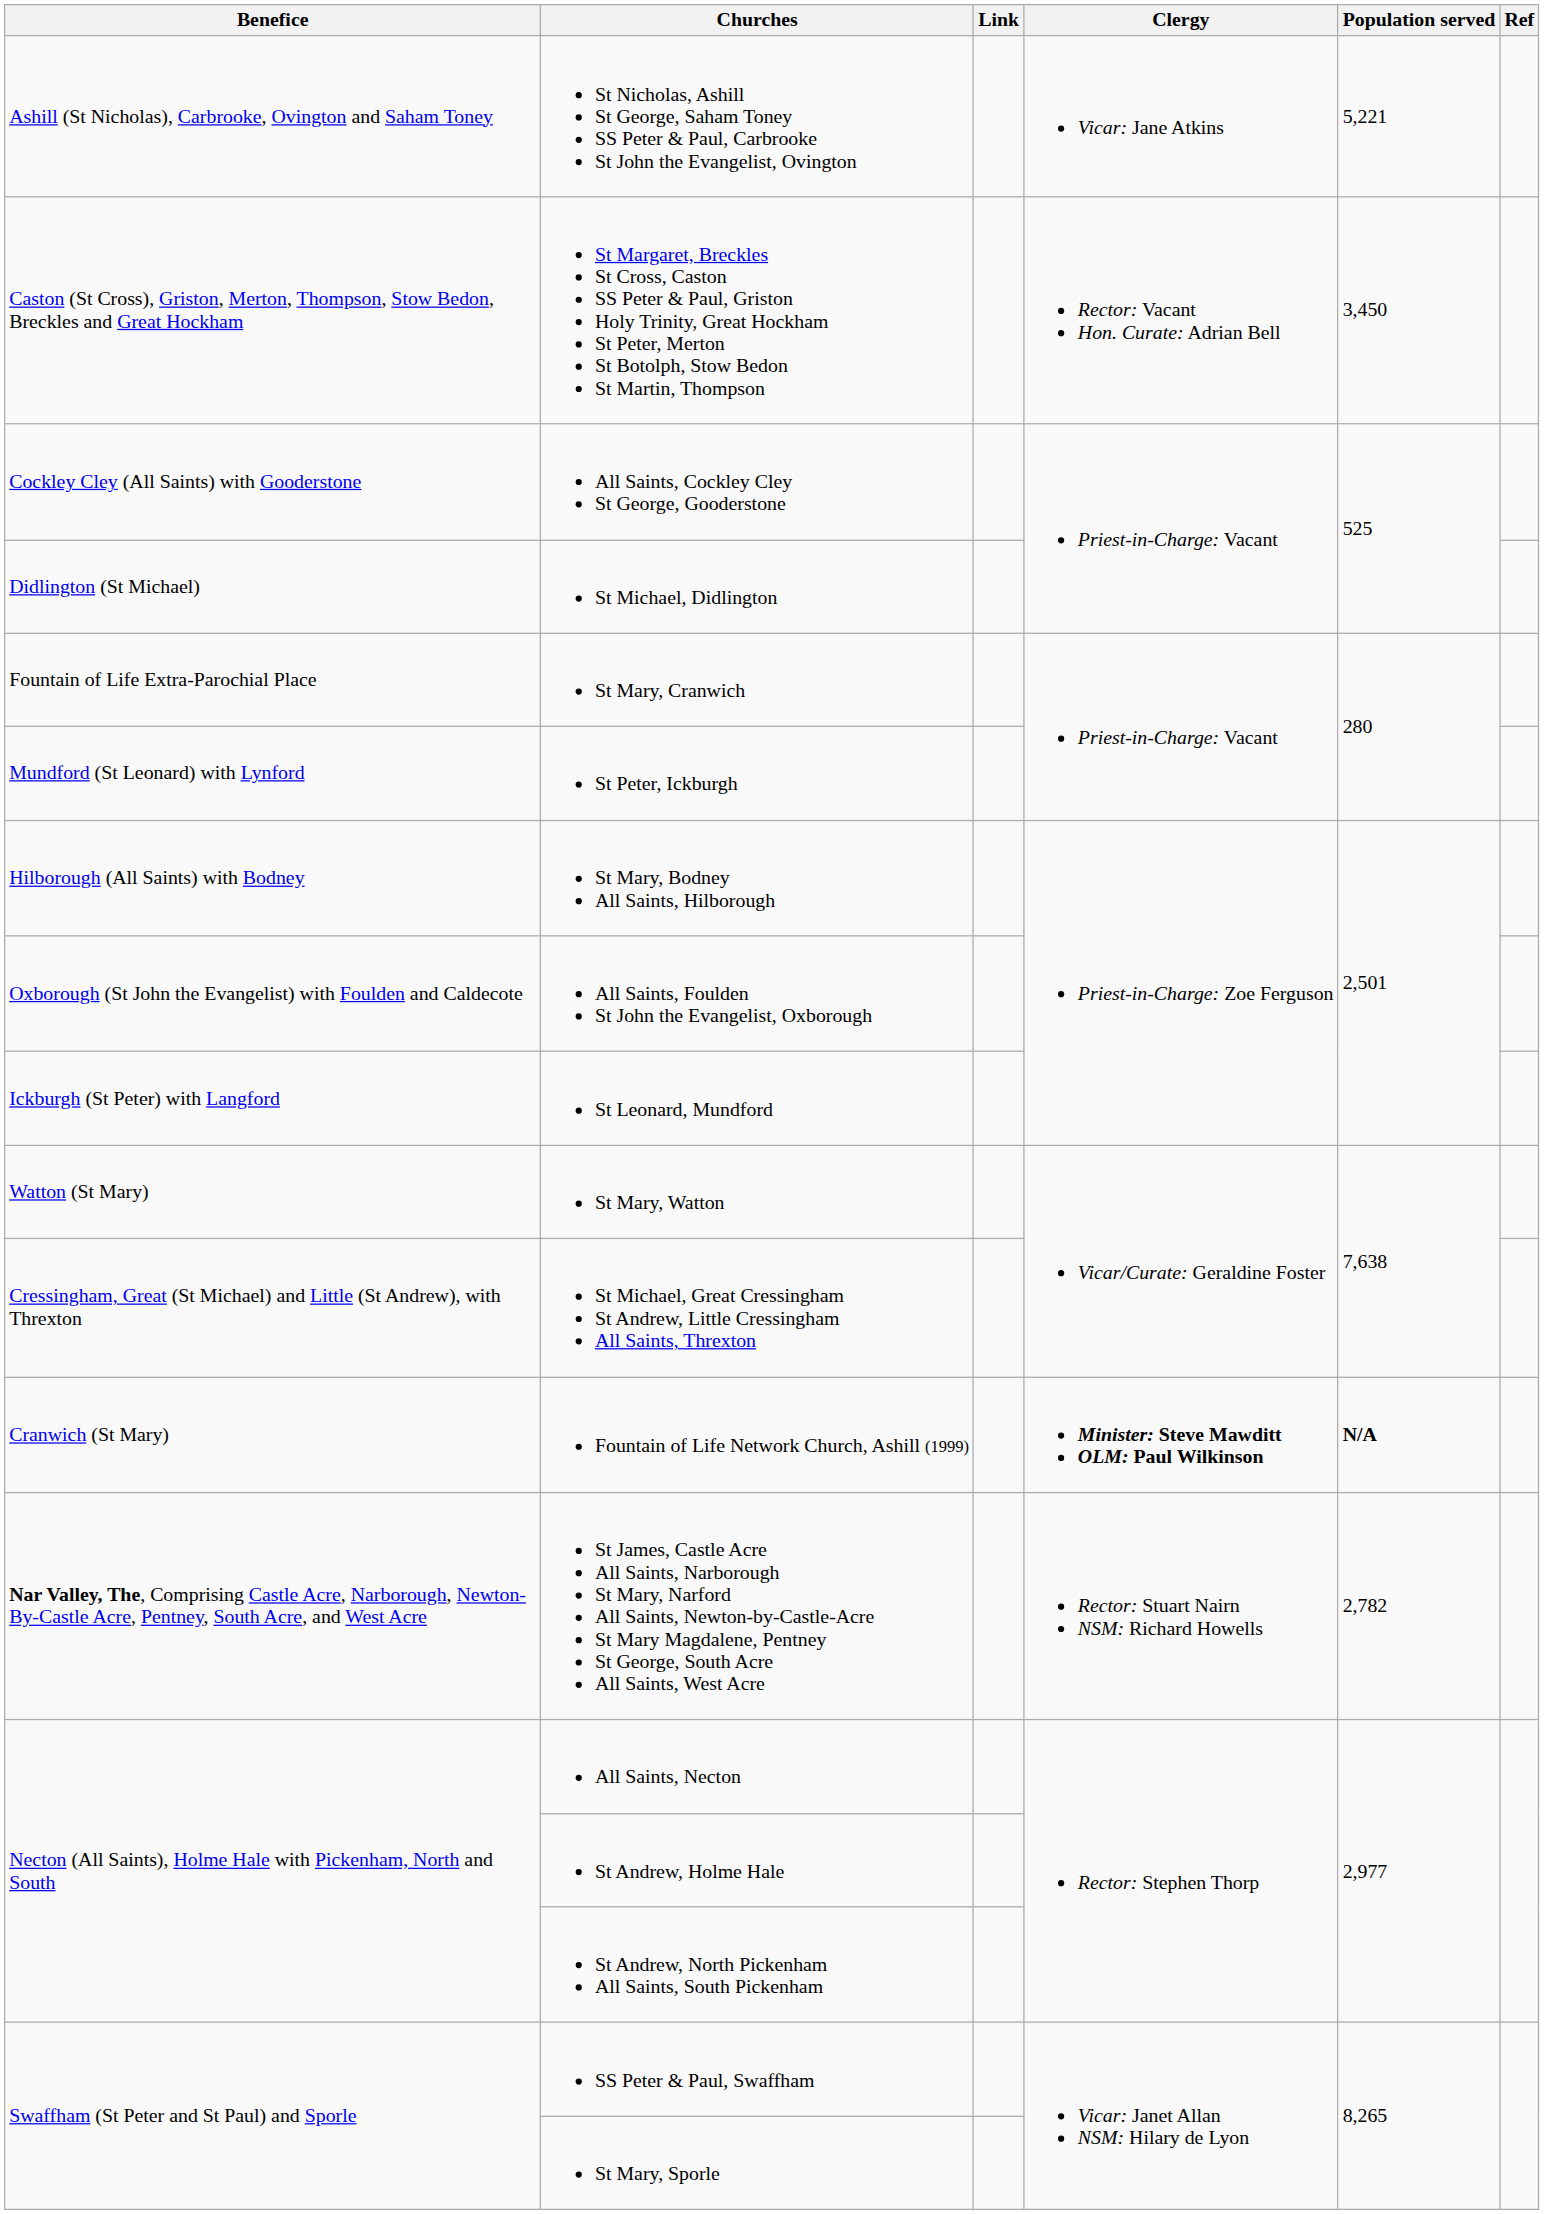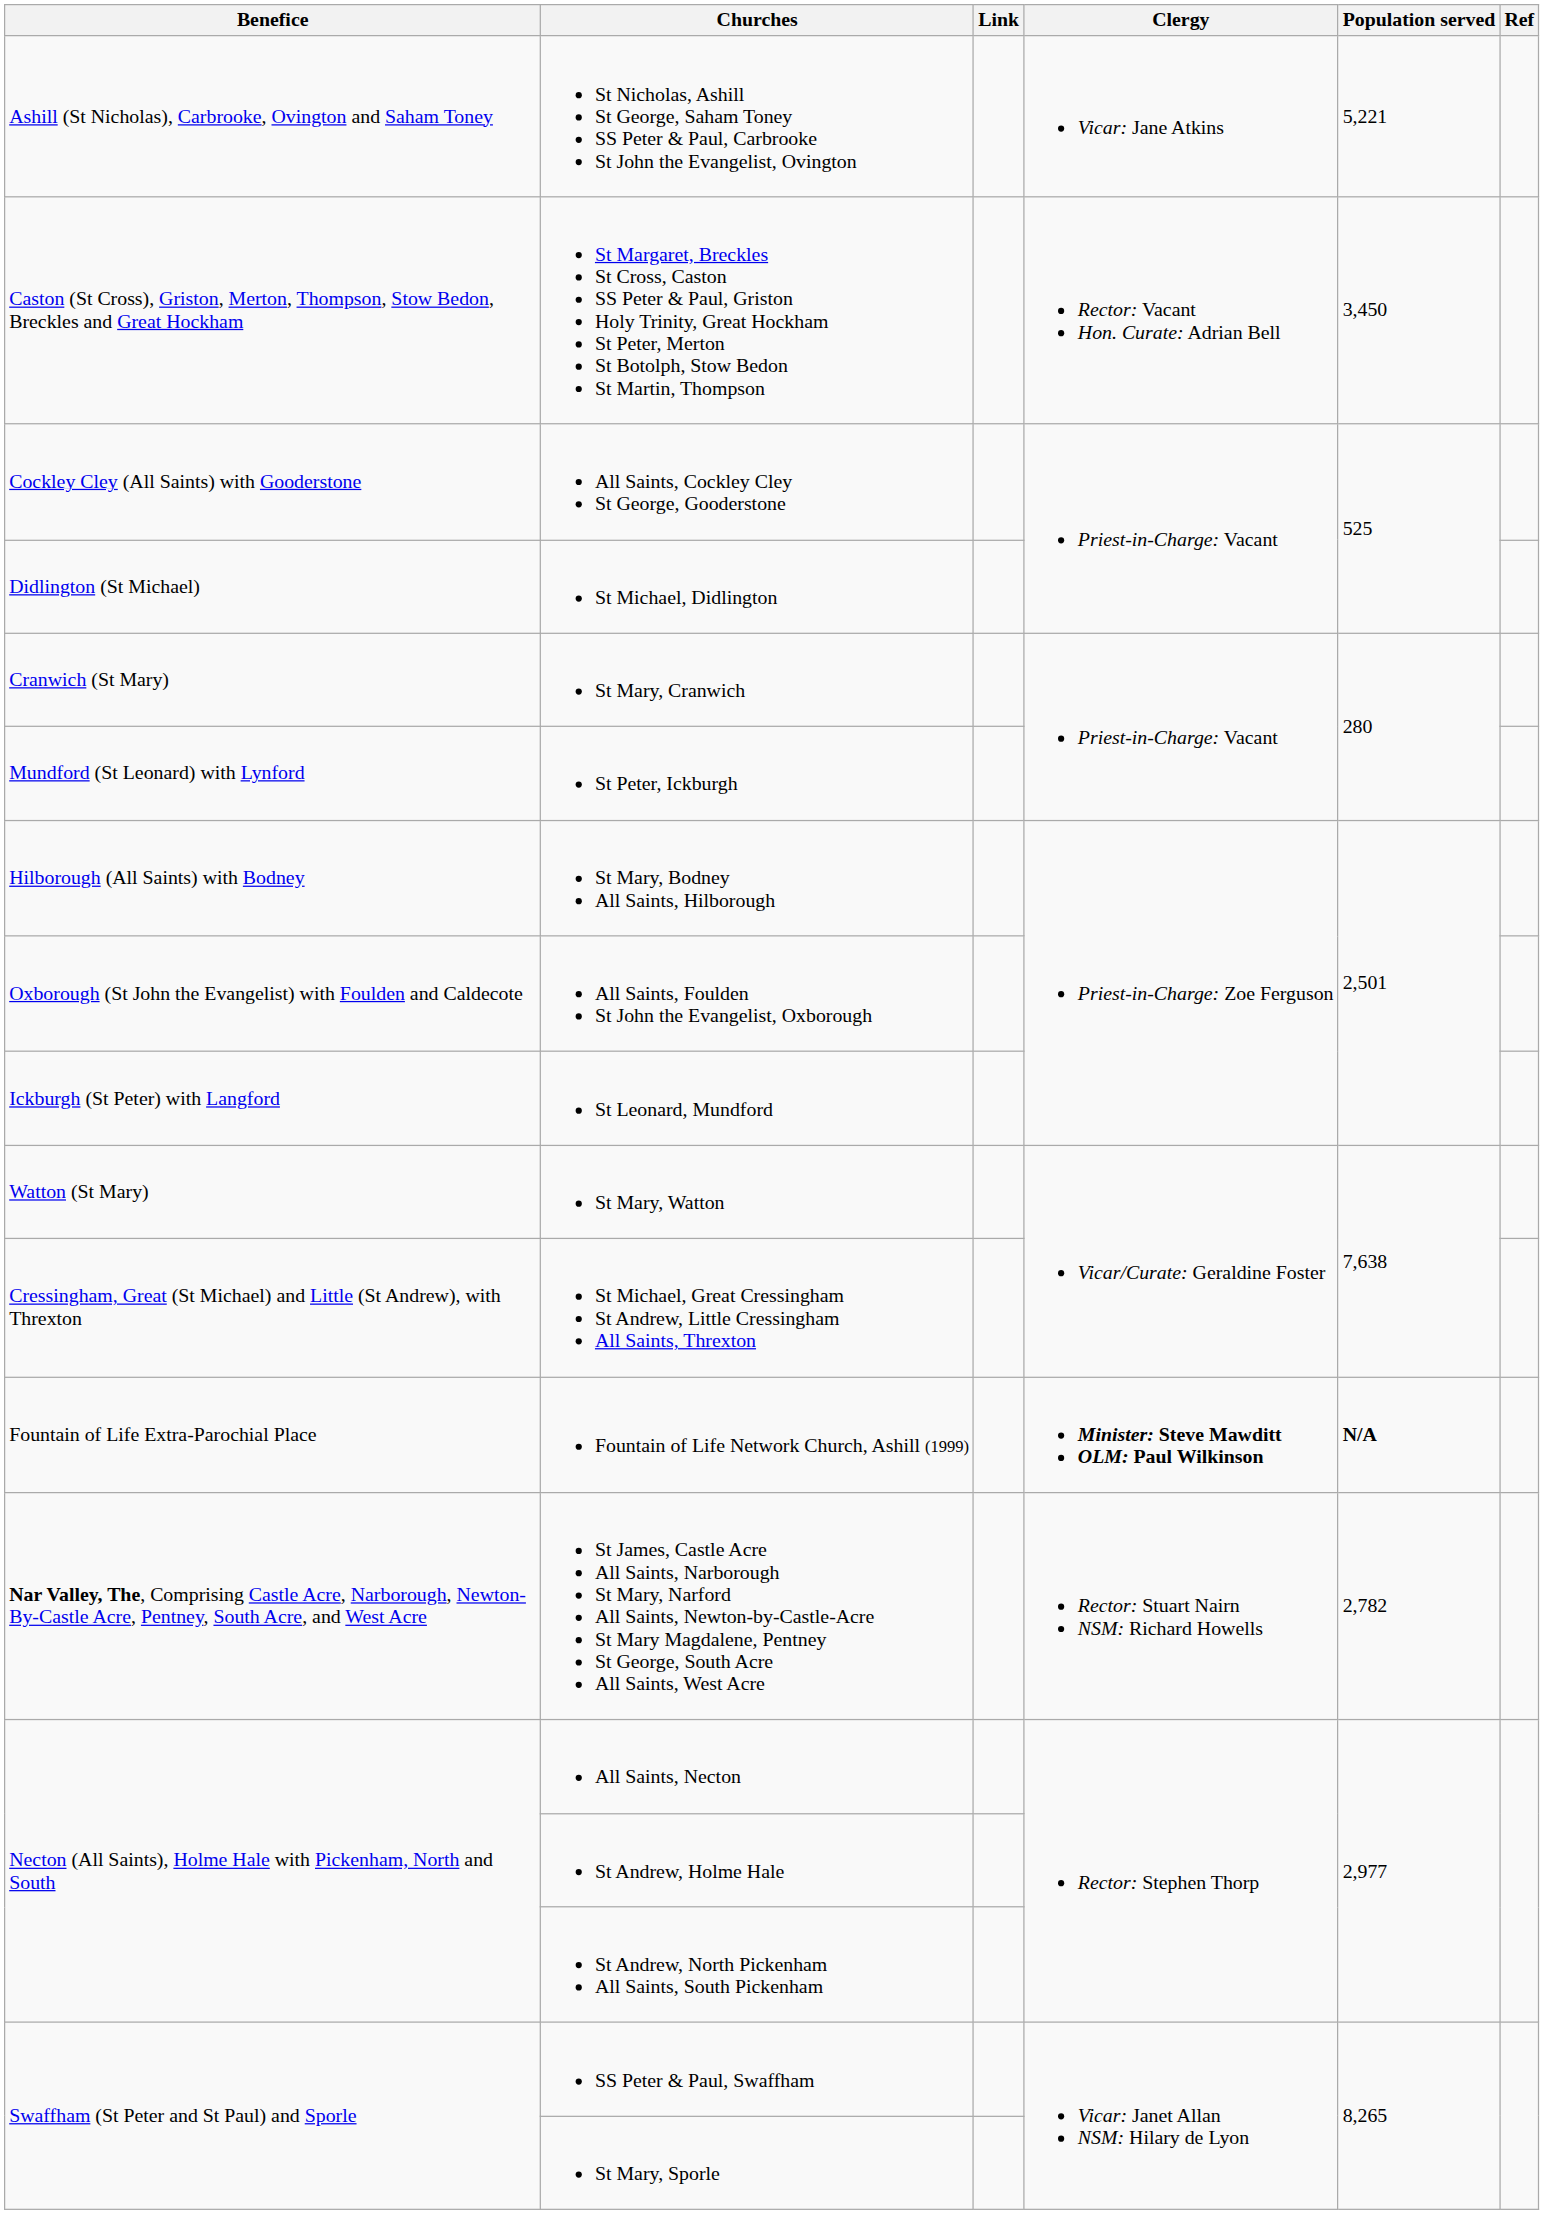(163, 679) Fountain of Life Extra-Parochial Place -> (89, 679) Cranwich (St Mary)
(89, 1434) Cranwich (St Mary) -> (163, 1434) Fountain of Life Extra-Parochial Place
